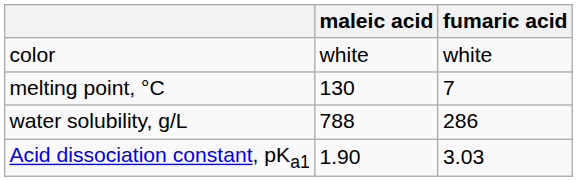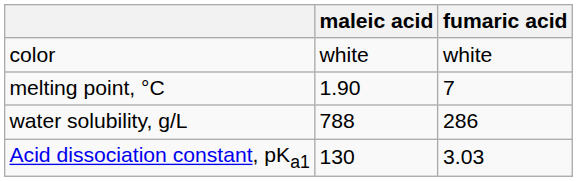(337, 88) 130 -> (340, 88) 1.90
(340, 157) 1.90 -> (337, 157) 130
